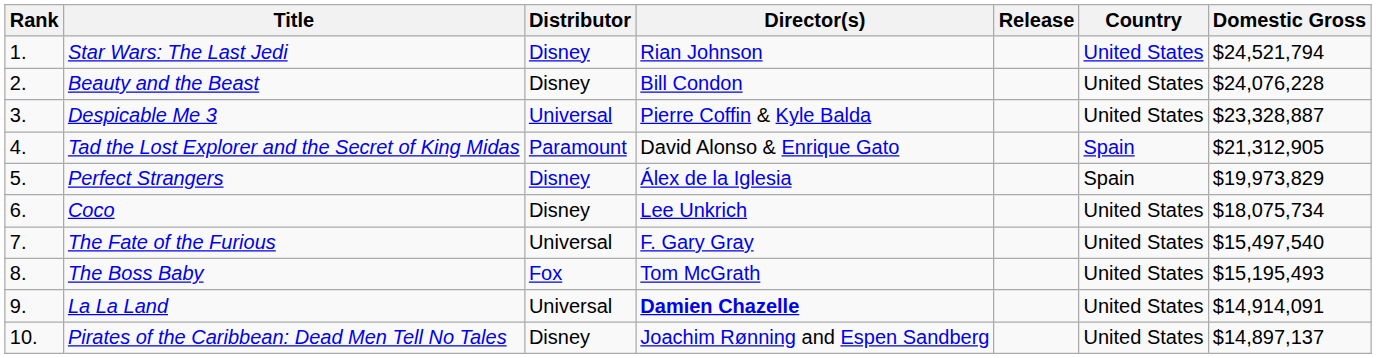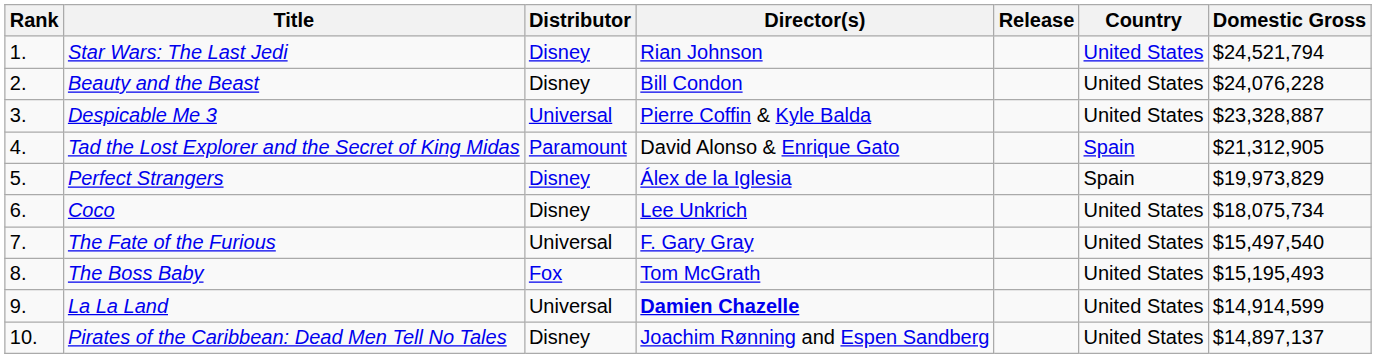(1268, 305) $14,914,091 -> (1268, 305) $14,914,599
